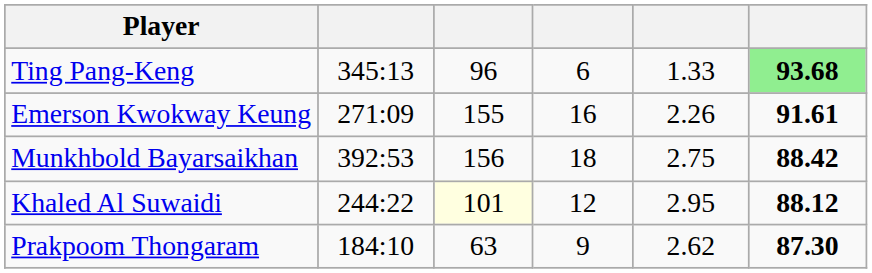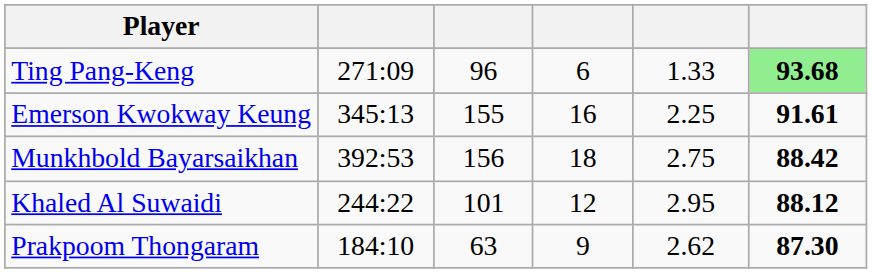(376, 70) 345:13 -> (376, 70) 271:09
(376, 114) 271:09 -> (376, 114) 345:13
(691, 114) 2.26 -> (691, 114) 2.25
(484, 202) lightyellow background -> (484, 202) no background
